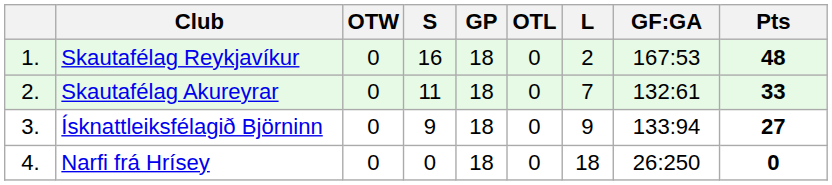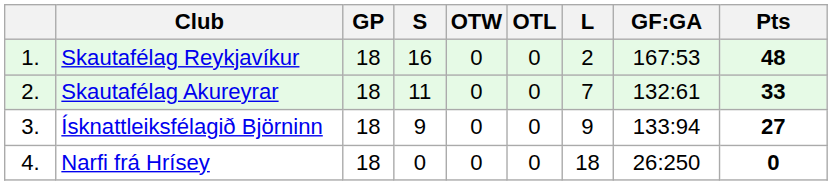columns swapped: (482, 22) <-> (373, 22)
